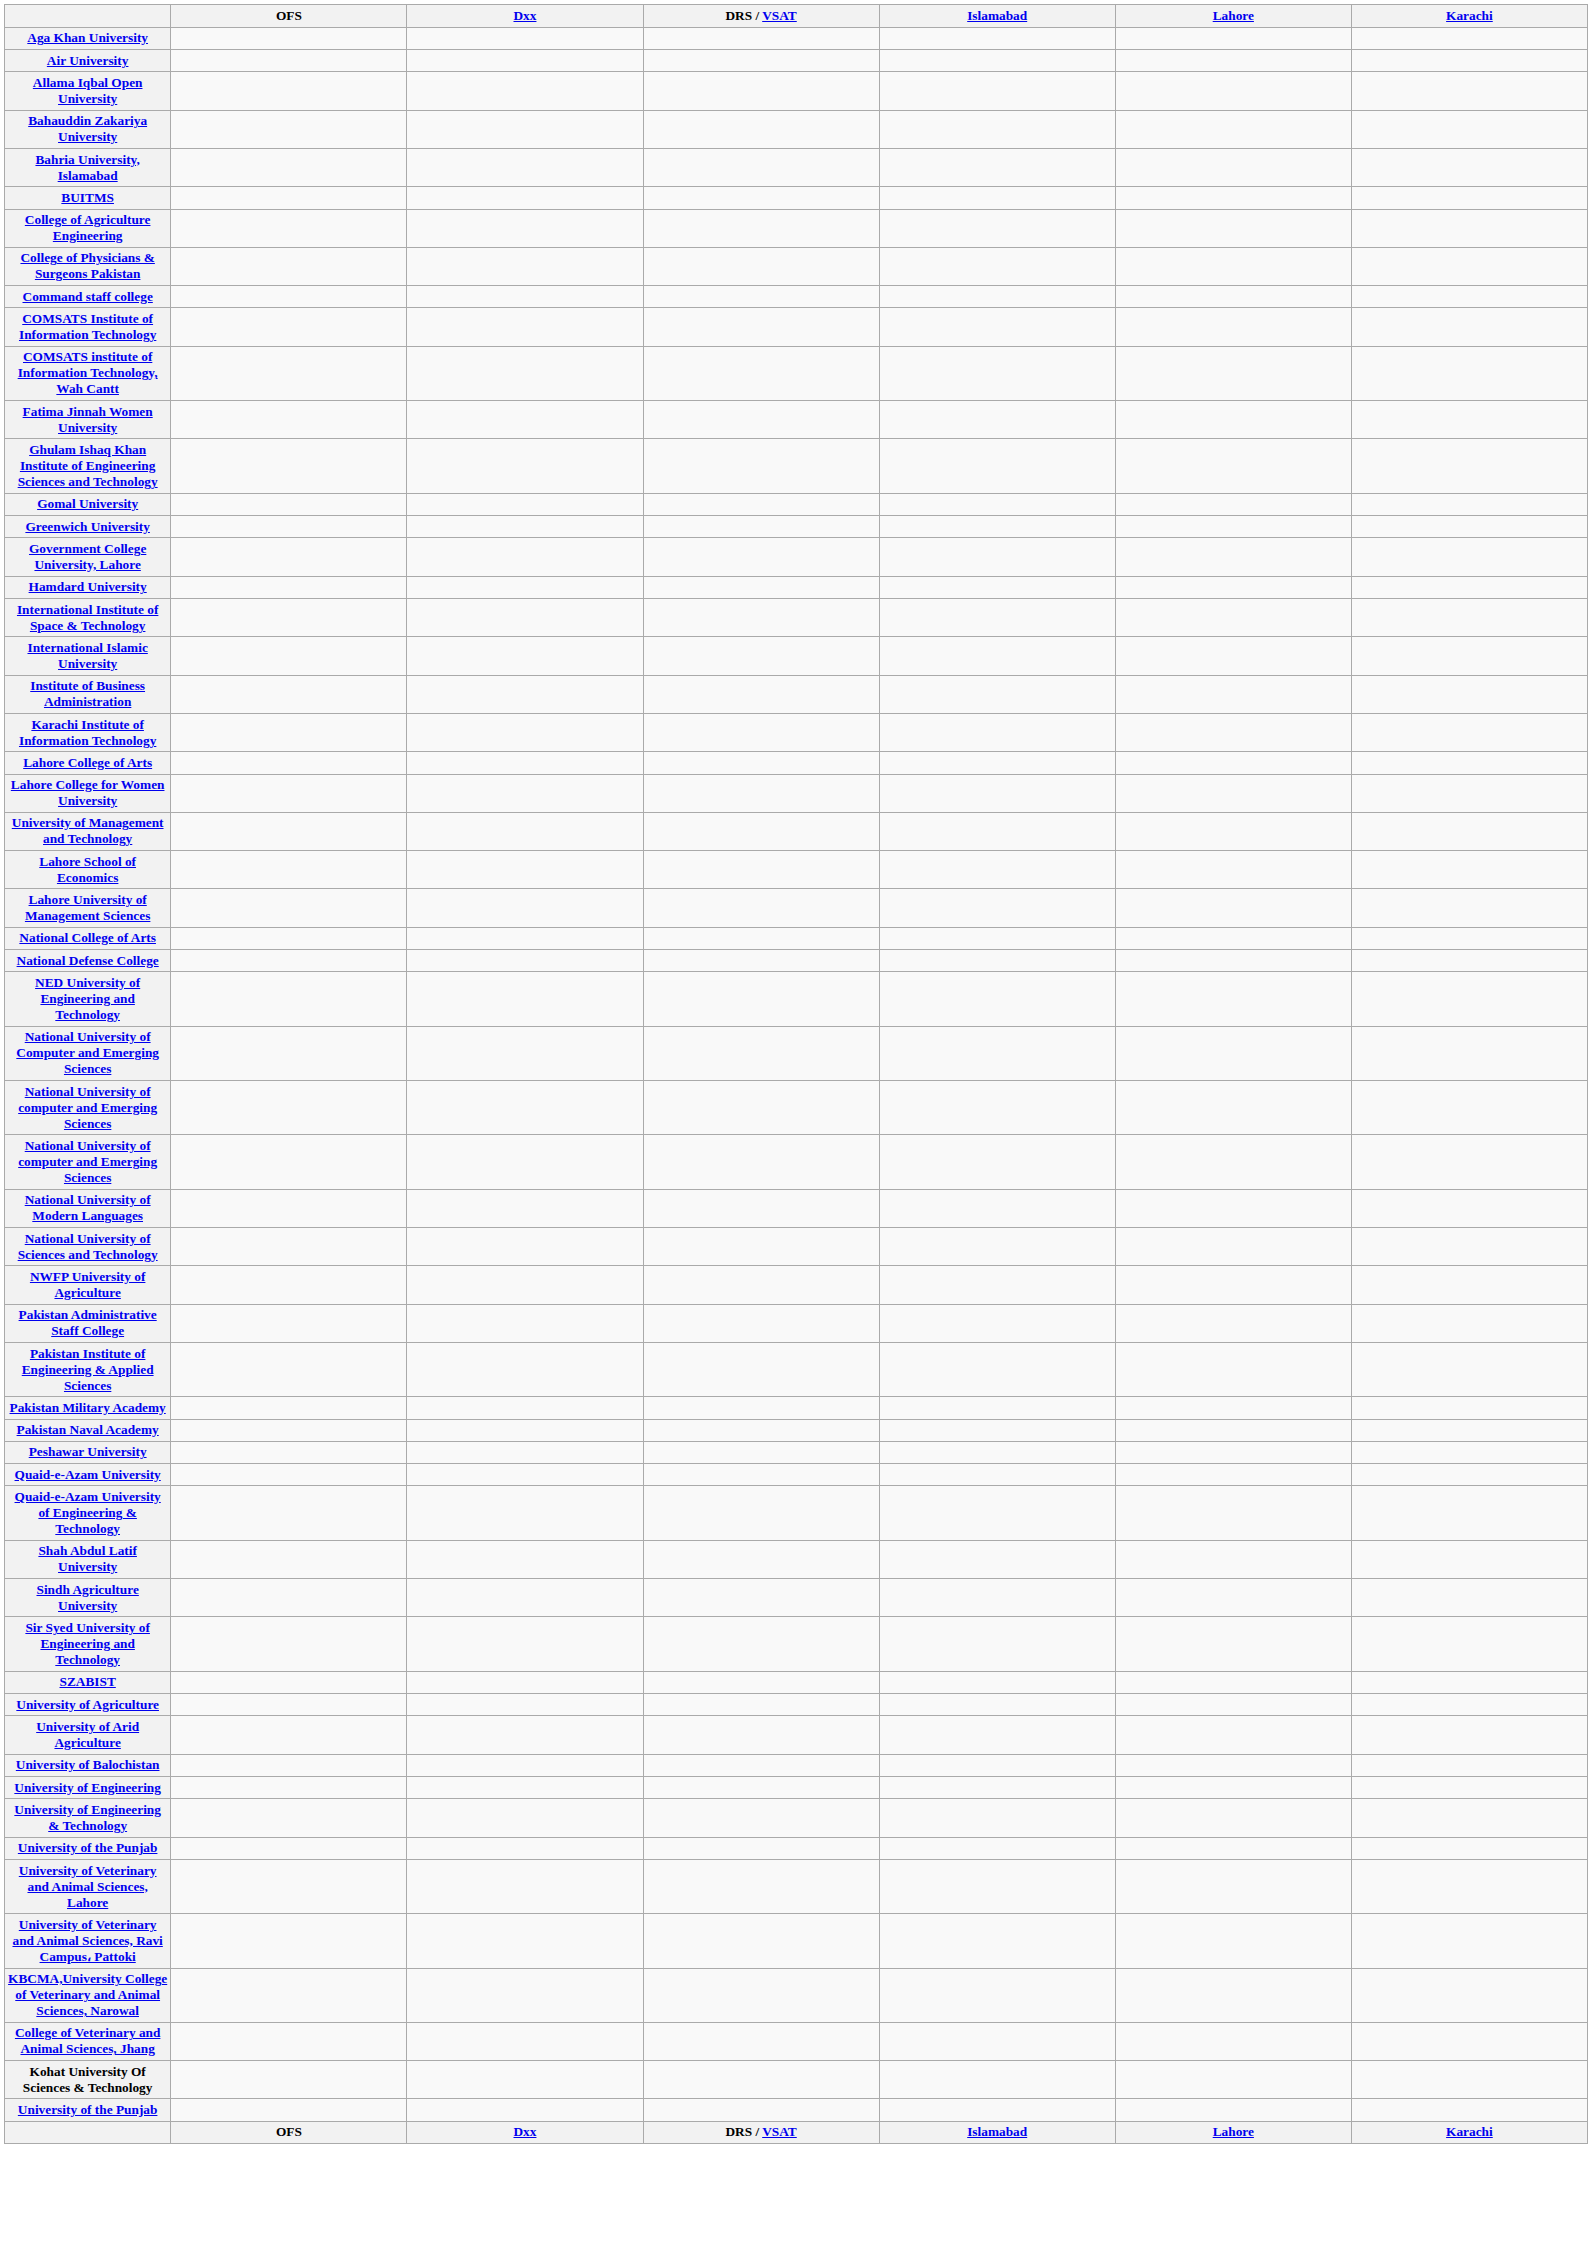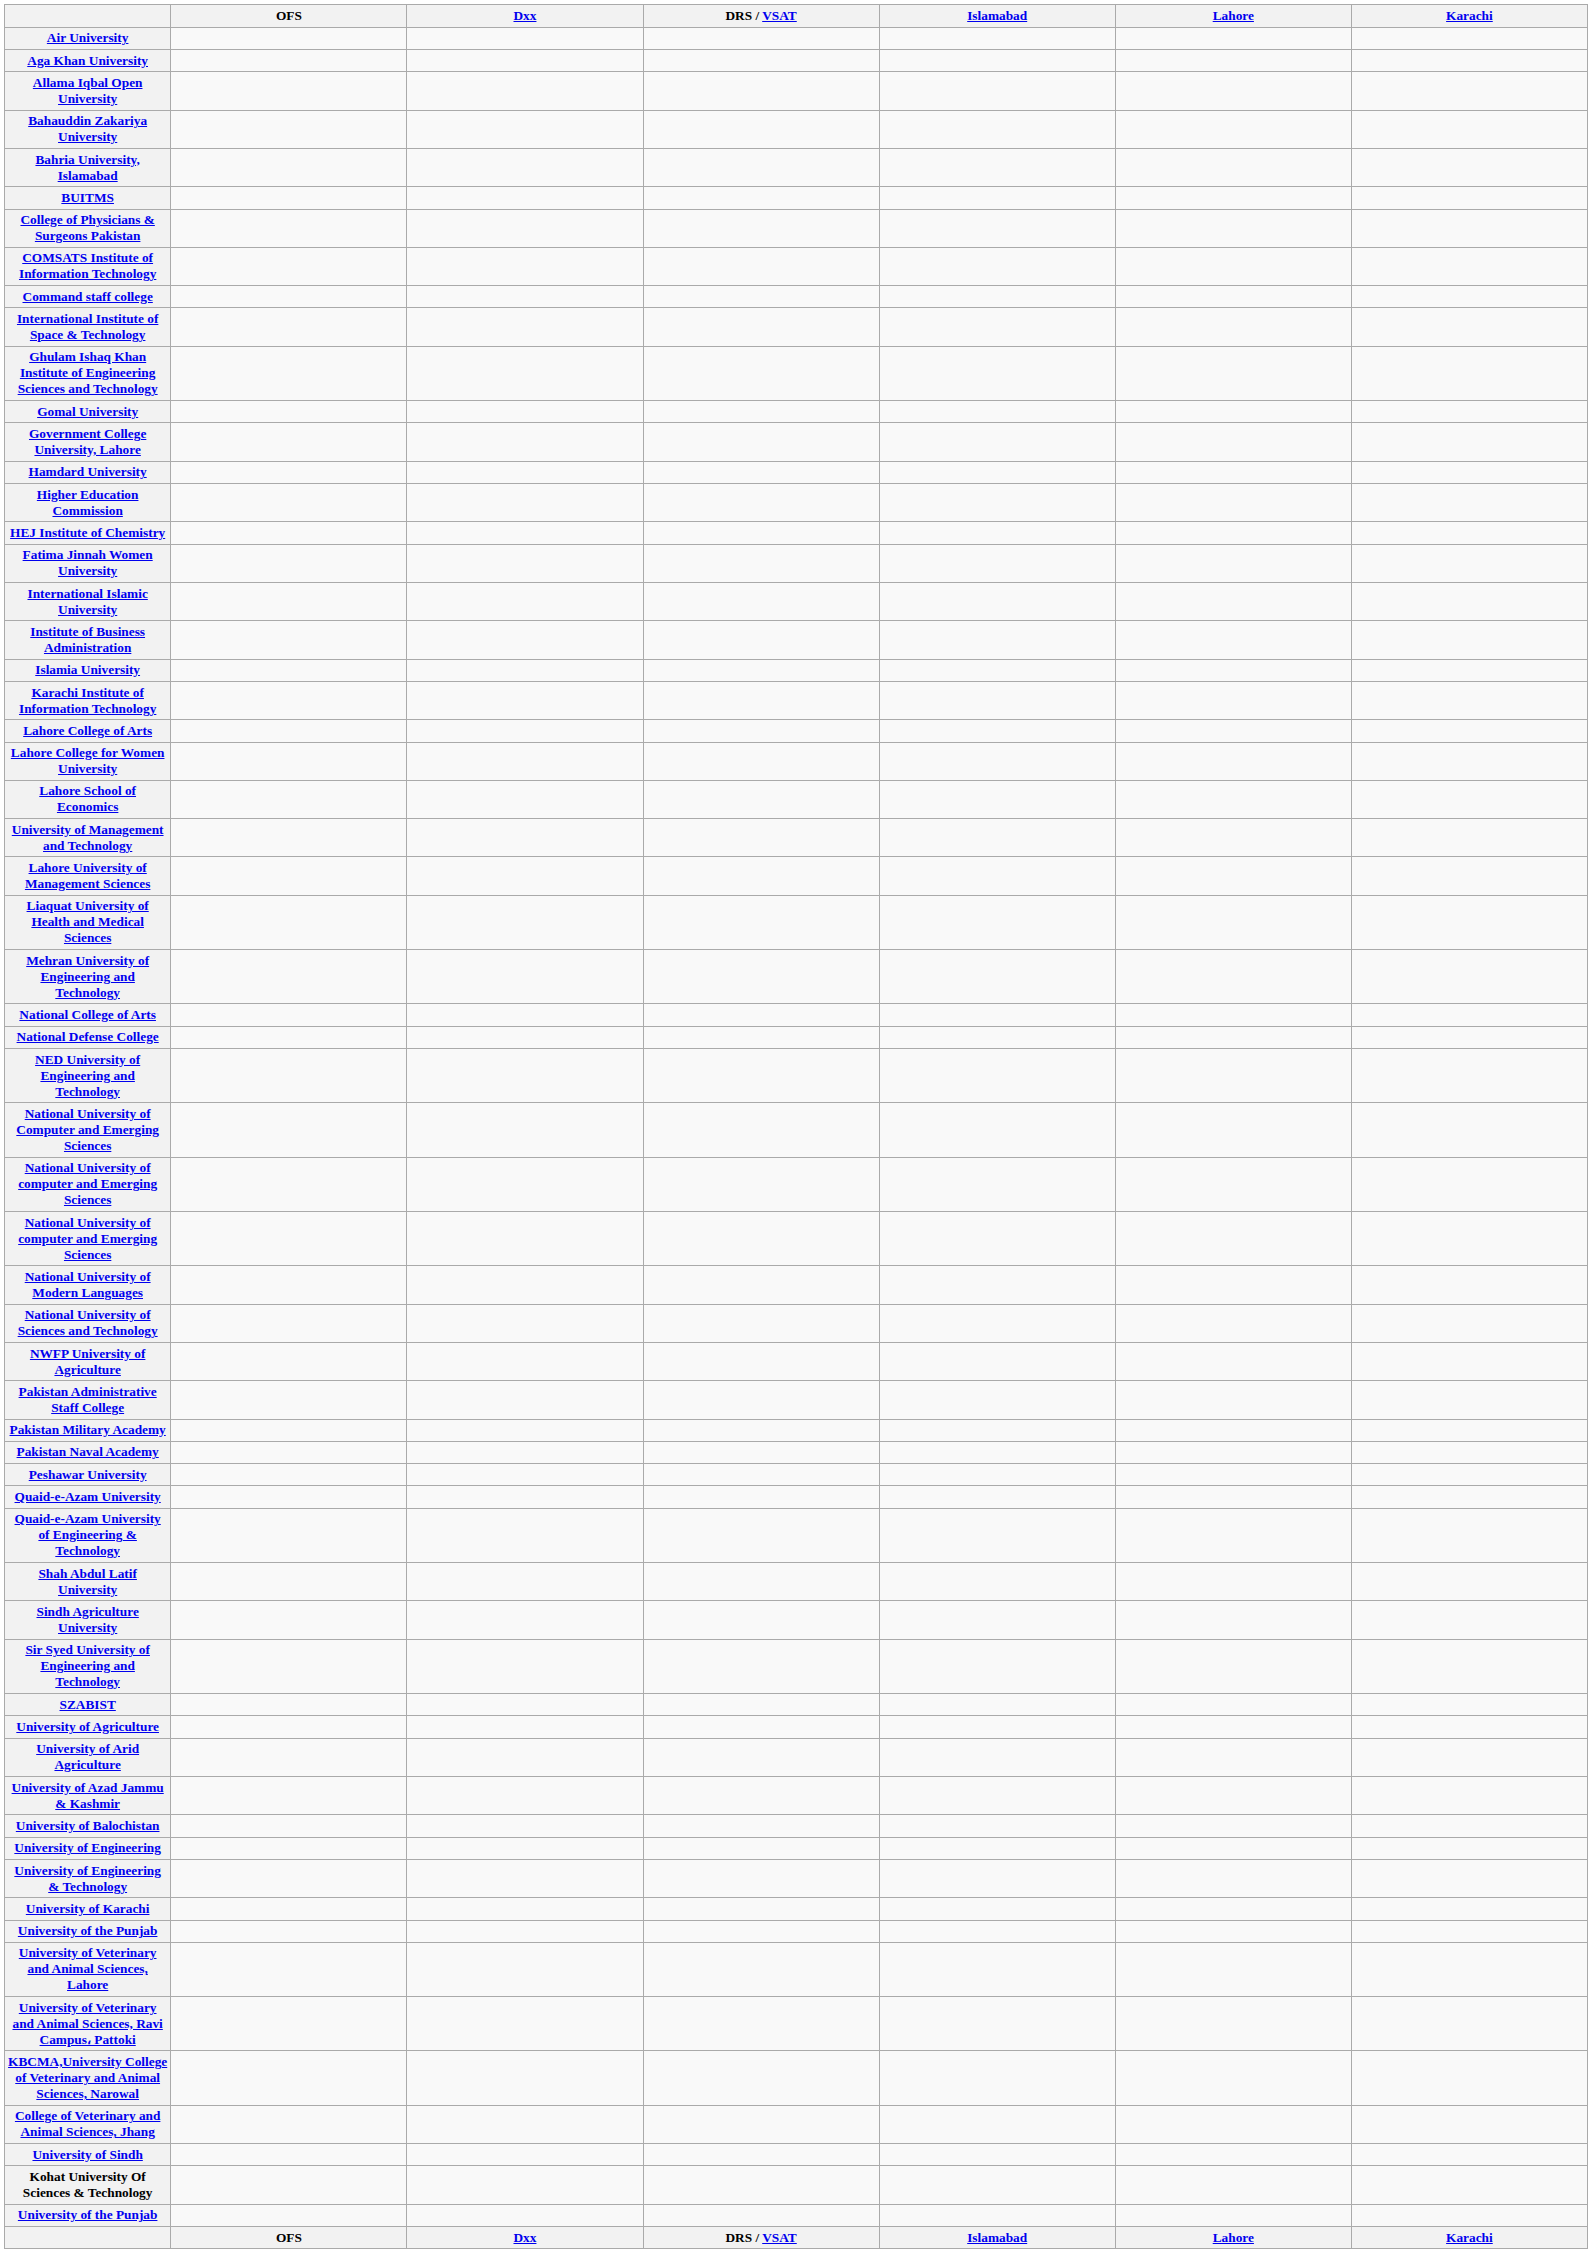rows swapped: (88, 38) <-> (88, 60)
- row: (88, 228)
rows swapped: (88, 296) <-> (88, 327)
- row: (88, 373)
rows swapped: (88, 419) <-> (88, 617)
- row: (88, 526)
+ row: (88, 502)
+ row: (88, 532)
+ row: (88, 670)
rows swapped: (88, 869) <-> (88, 831)
+ row: (88, 922)
+ row: (88, 976)
- row: (88, 1369)
+ row: (88, 1795)
+ row: (88, 1908)
+ row: (88, 2154)
